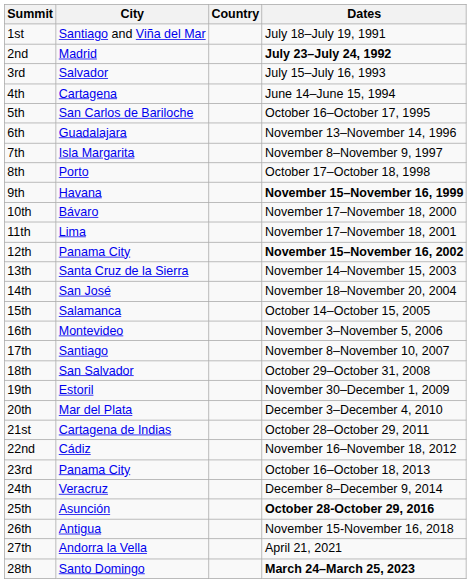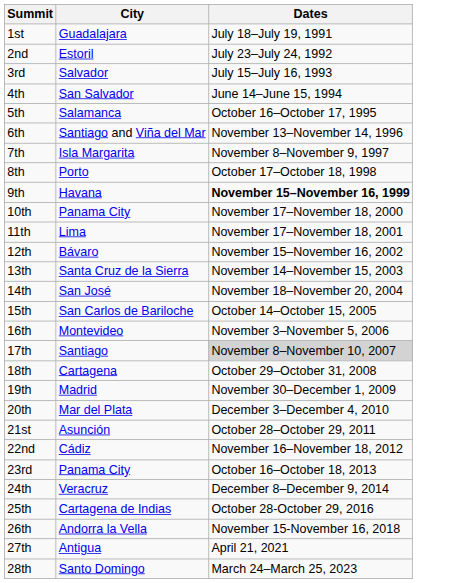- column: (235, 14)
(132, 34) Santiago and Viña del Mar -> (93, 34) Guadalajara
(78, 53) Madrid -> (76, 53) Estoril
(328, 53) bold -> (272, 53) normal
(88, 93) Cartagena -> (96, 93) San Salvador
(126, 113) San Carlos de Bariloche -> (90, 113) Salamanca
(93, 133) Guadalajara -> (132, 133) Santiago and Viña del Mar
(79, 212) Bávaro -> (95, 212) Panama City
(95, 251) Panama City -> (79, 251) Bávaro
(364, 251) bold -> (307, 251) normal
(90, 311) Salamanca -> (126, 311) San Carlos de Bariloche
(357, 350) no background -> (304, 350) lightgrey background
(96, 370) San Salvador -> (88, 370) Cartagena
(76, 390) Estoril -> (78, 390) Madrid
(115, 430) Cartagena de Indias -> (84, 430) Asunción
(84, 509) Asunción -> (115, 509) Cartagena de Indias
(350, 509) bold -> (293, 509) normal
(80, 529) Antigua -> (103, 529) Andorra la Vella
(103, 548) Andorra la Vella -> (80, 548) Antigua
(340, 568) bold -> (284, 568) normal
